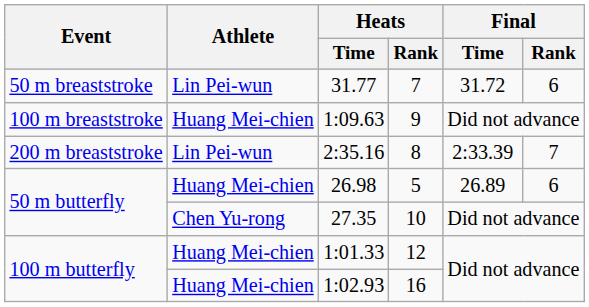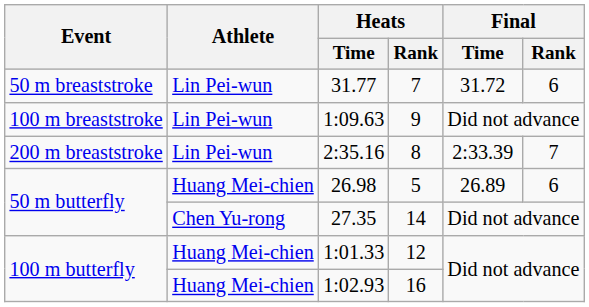(243, 119) Huang Mei-chien -> (222, 119) Lin Pei-wun
(416, 219) 10 -> (416, 219) 14
